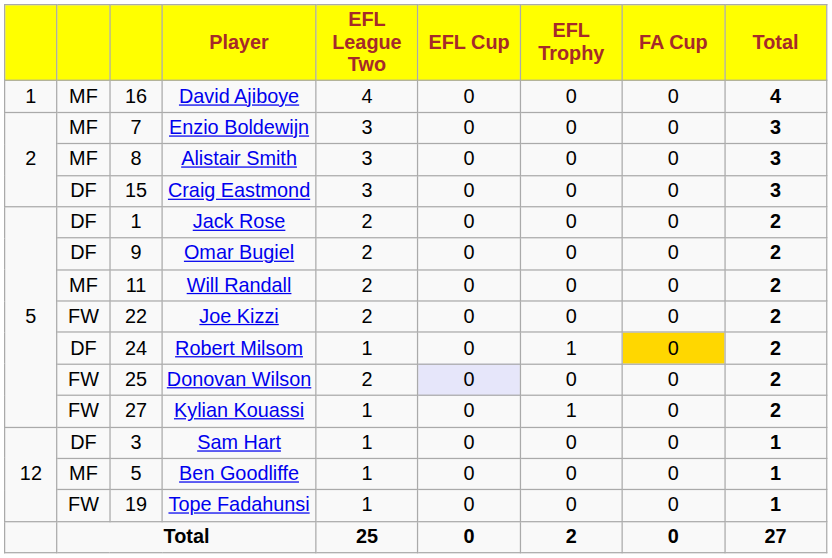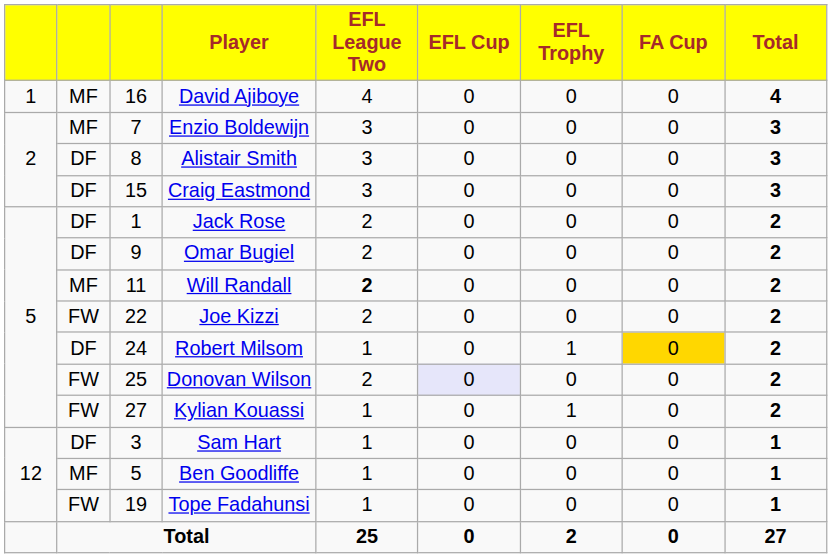(83, 159) MF -> (83, 159) DF
(367, 285) normal -> (367, 285) bold
